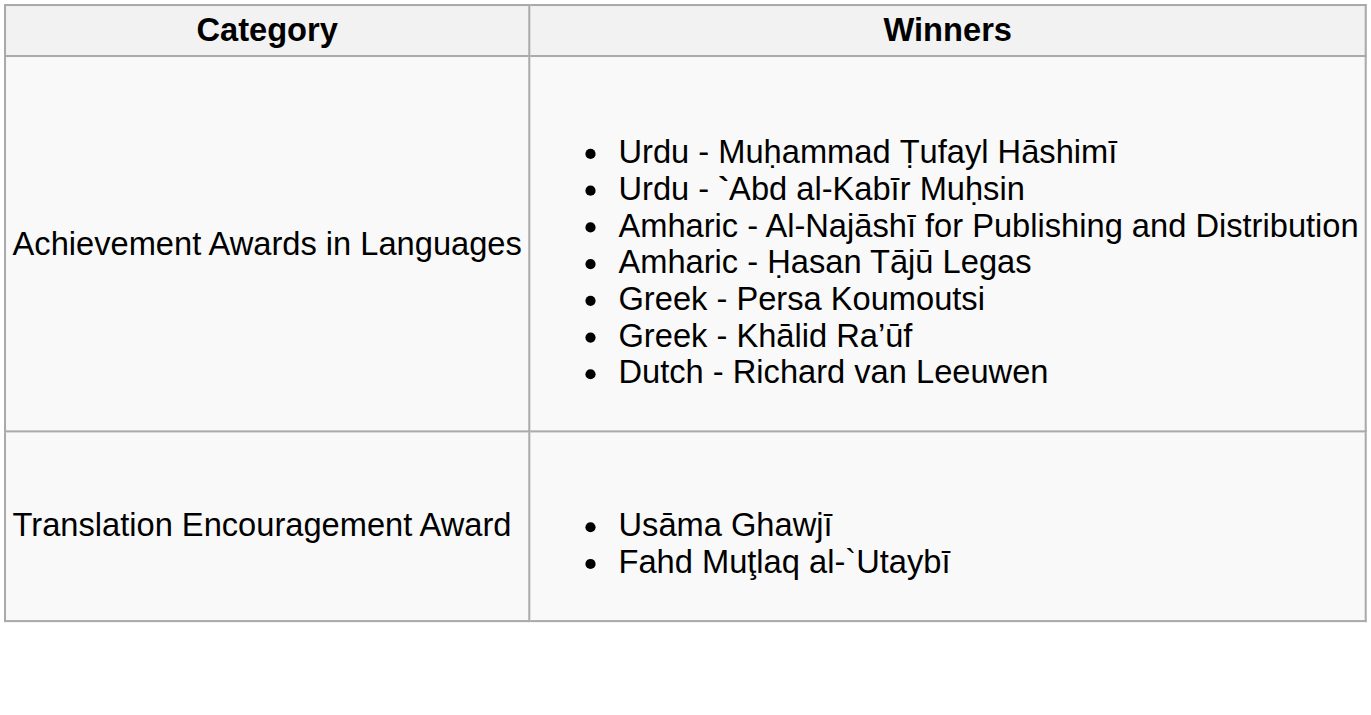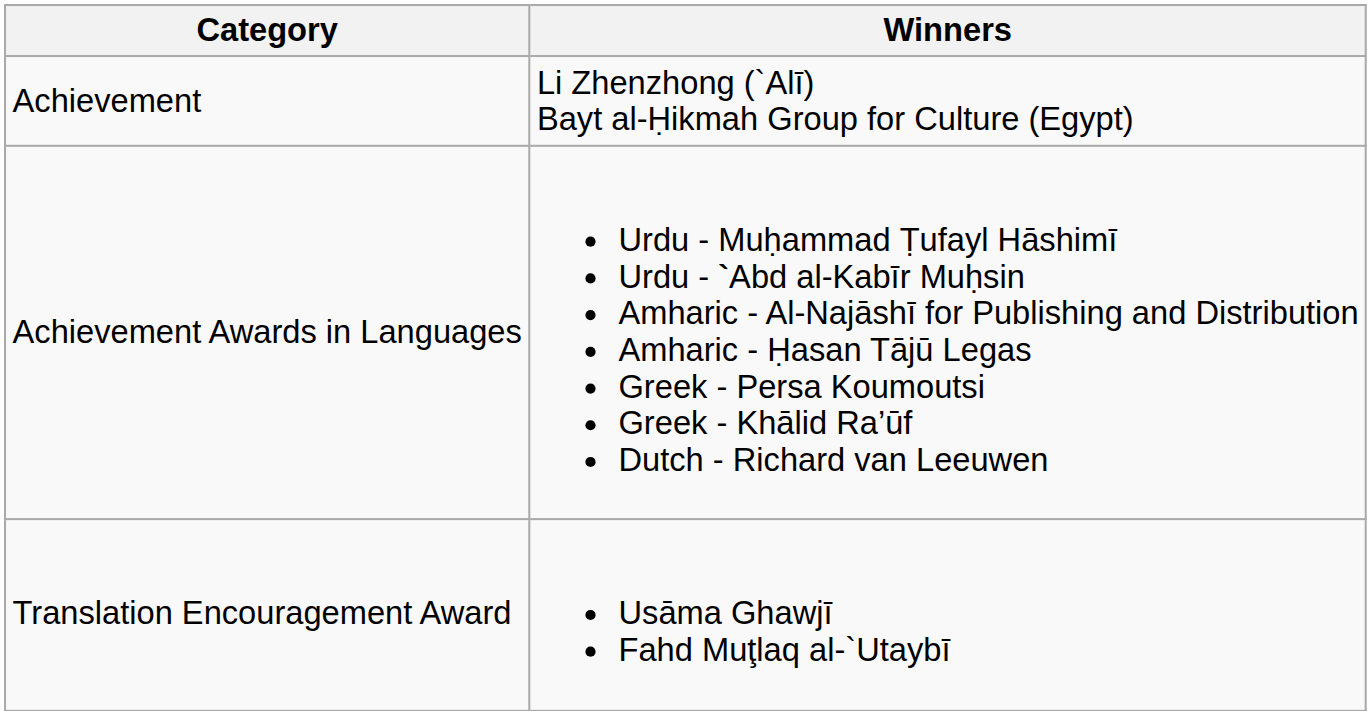+ row: (107, 100)
